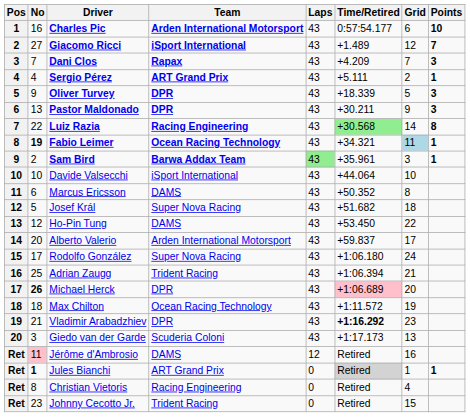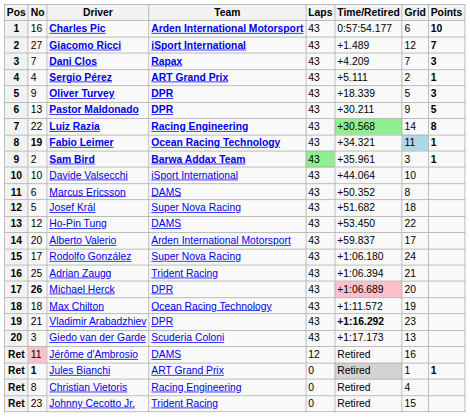(434, 110) 3 -> (434, 110) 5
